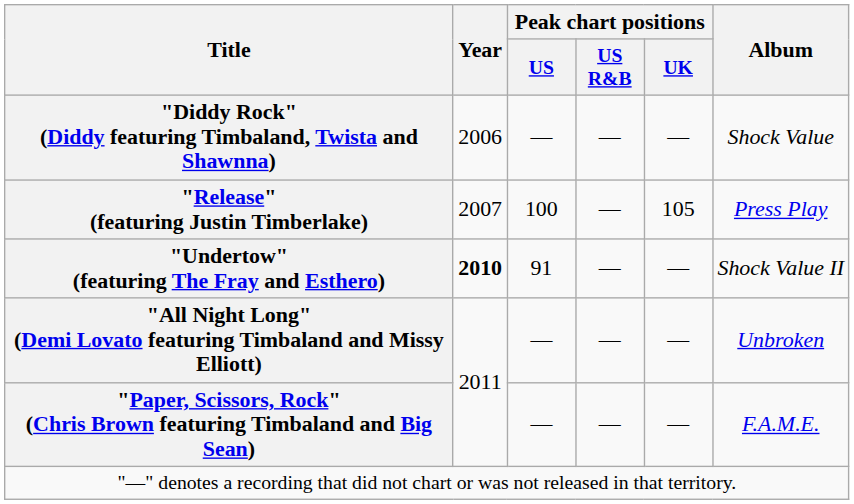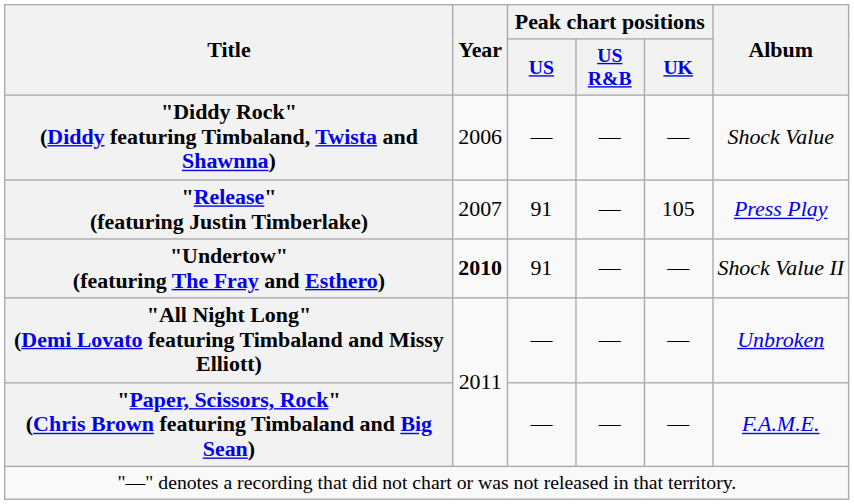(541, 208) 100 -> (541, 208) 91
